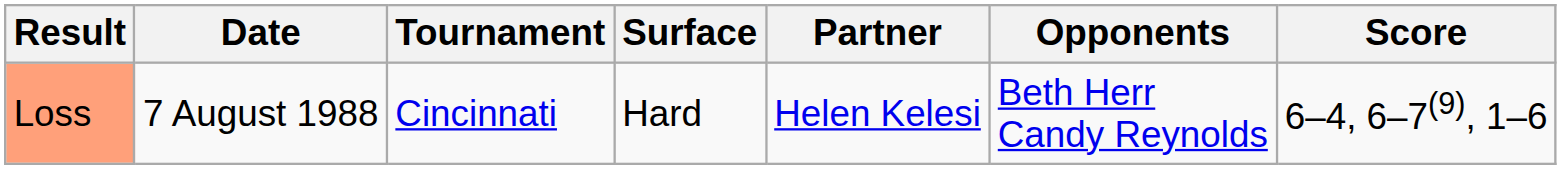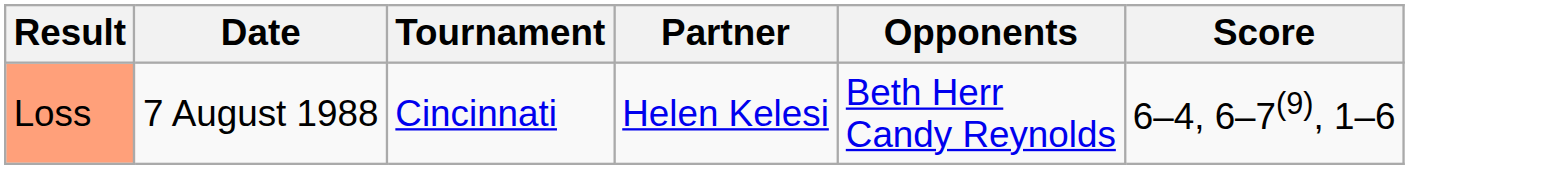- column: (690, 33)
